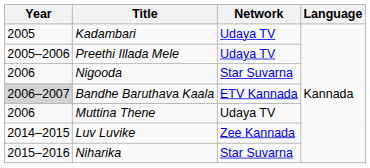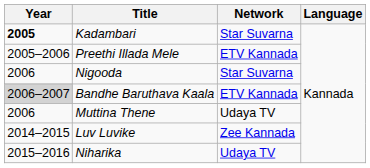(21, 34) normal -> (21, 34) bold
(248, 34) Udaya TV -> (256, 34) Star Suvarna
(248, 53) Udaya TV -> (259, 53) ETV Kannada
(256, 152) Star Suvarna -> (248, 152) Udaya TV
